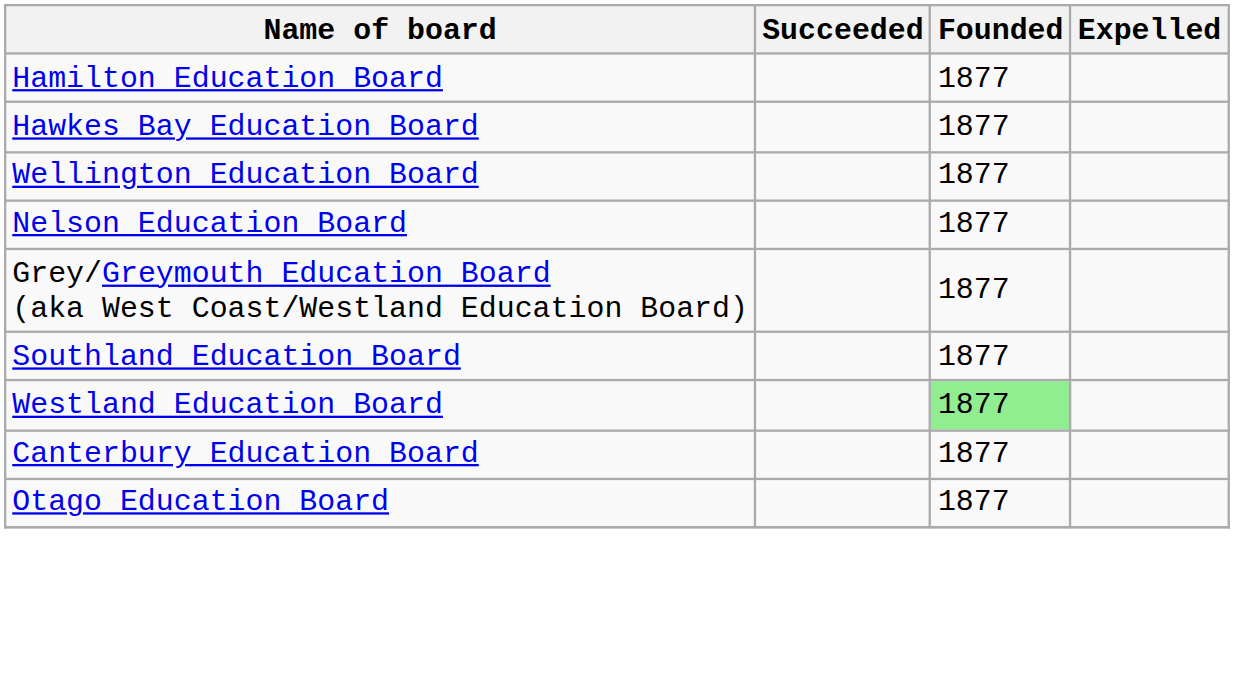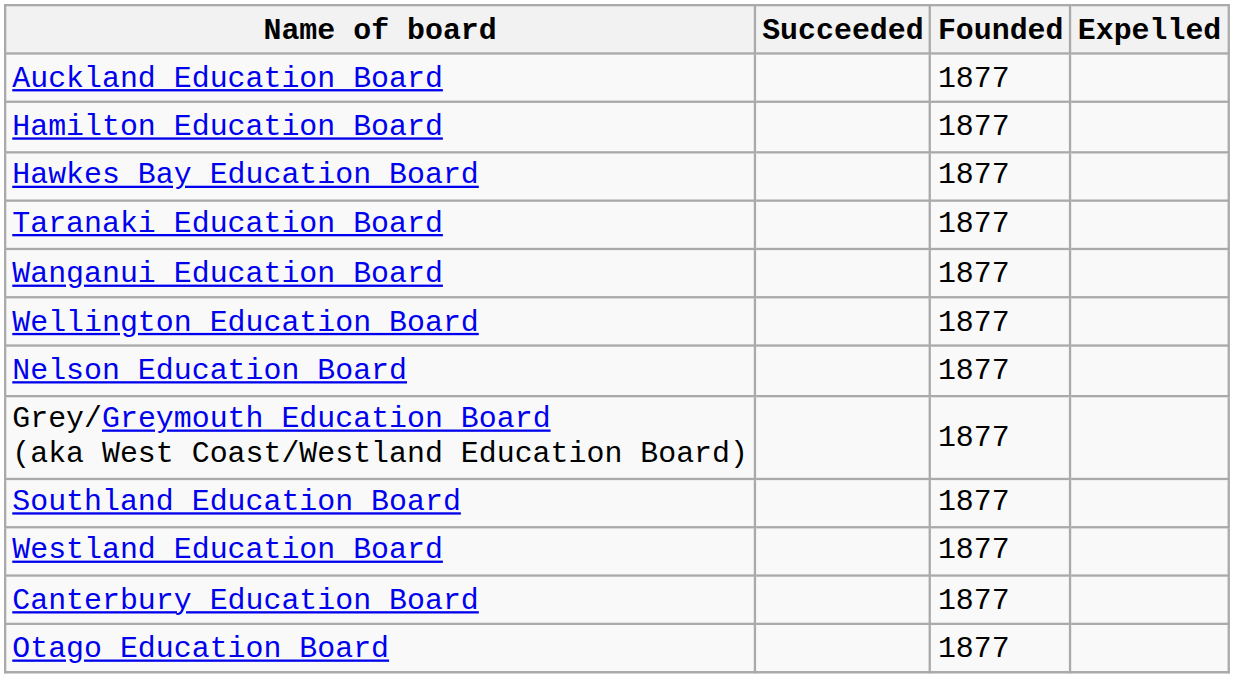+ row: (228, 78)
+ row: (228, 224)
+ row: (228, 273)
(974, 405) lightgreen background -> (974, 551) no background
